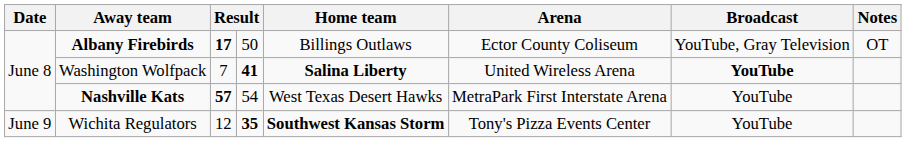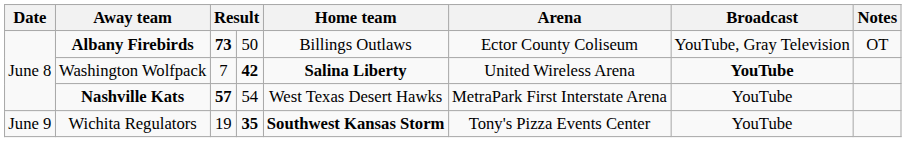(223, 44) 17 -> (223, 44) 73
(250, 70) 41 -> (250, 70) 42
(223, 123) 12 -> (223, 123) 19
